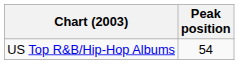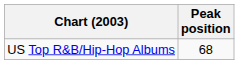(206, 49) 54 -> (206, 49) 68
